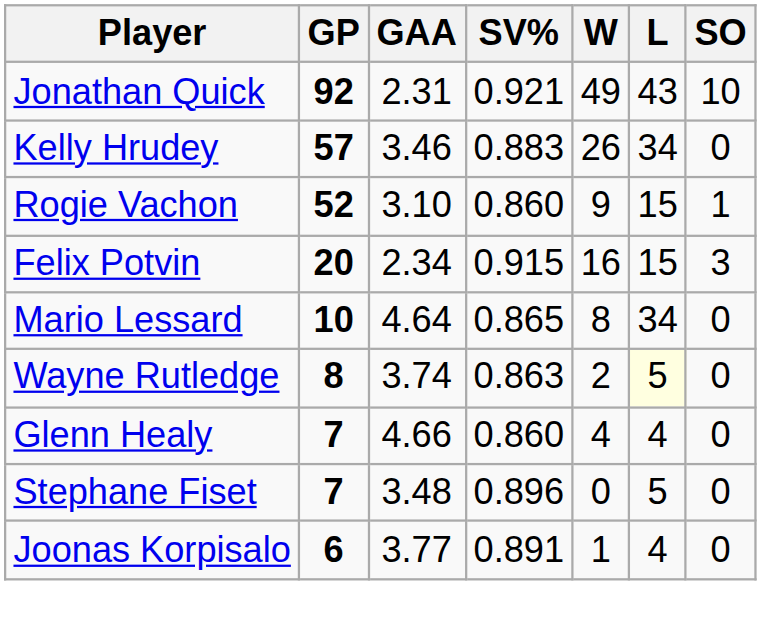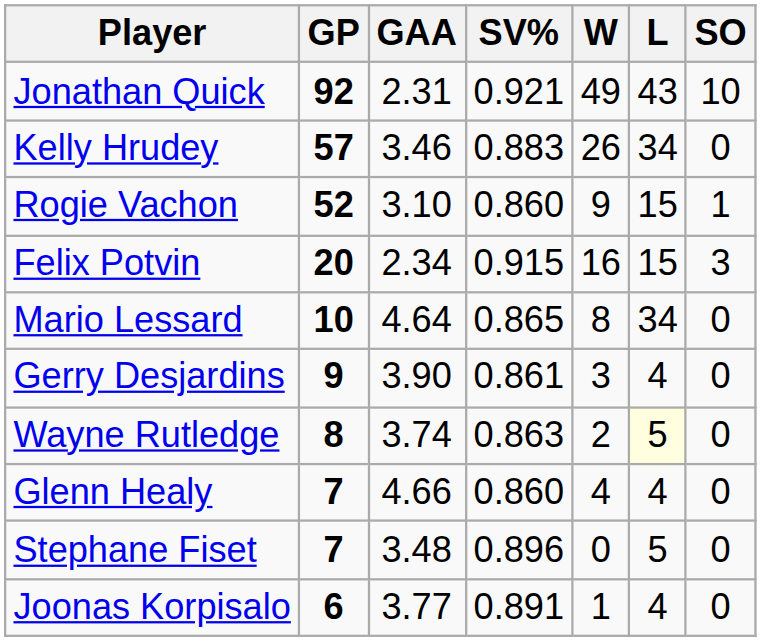+ row: (149, 377)
